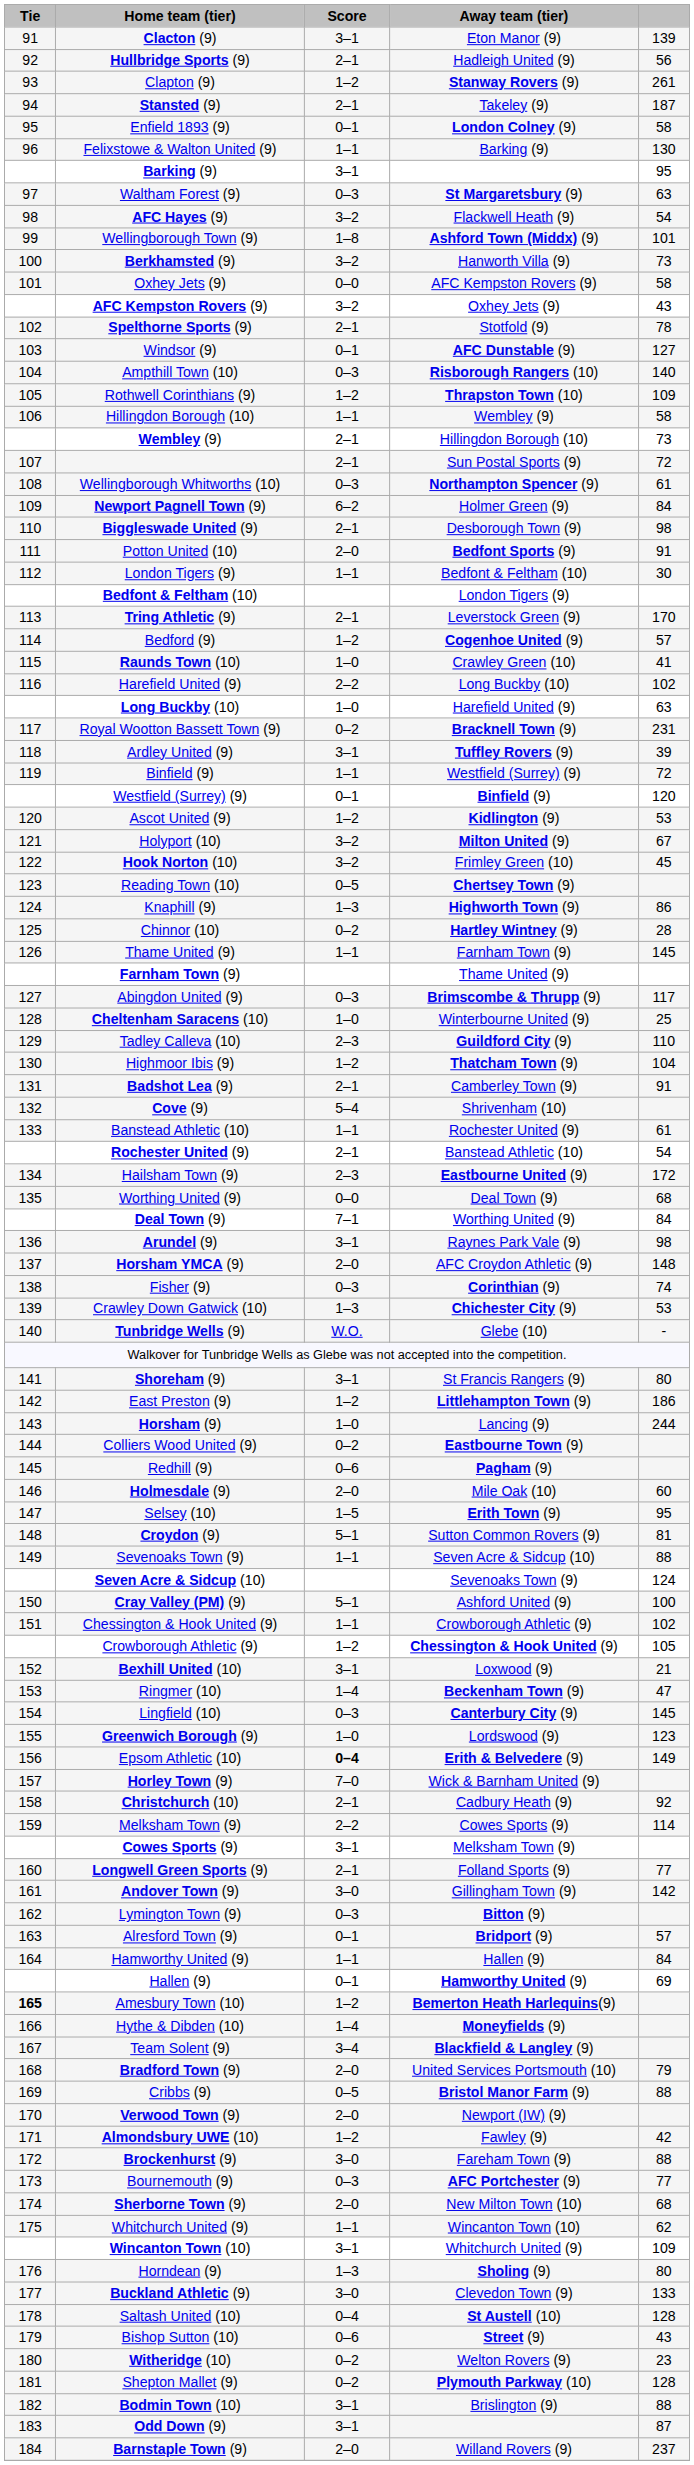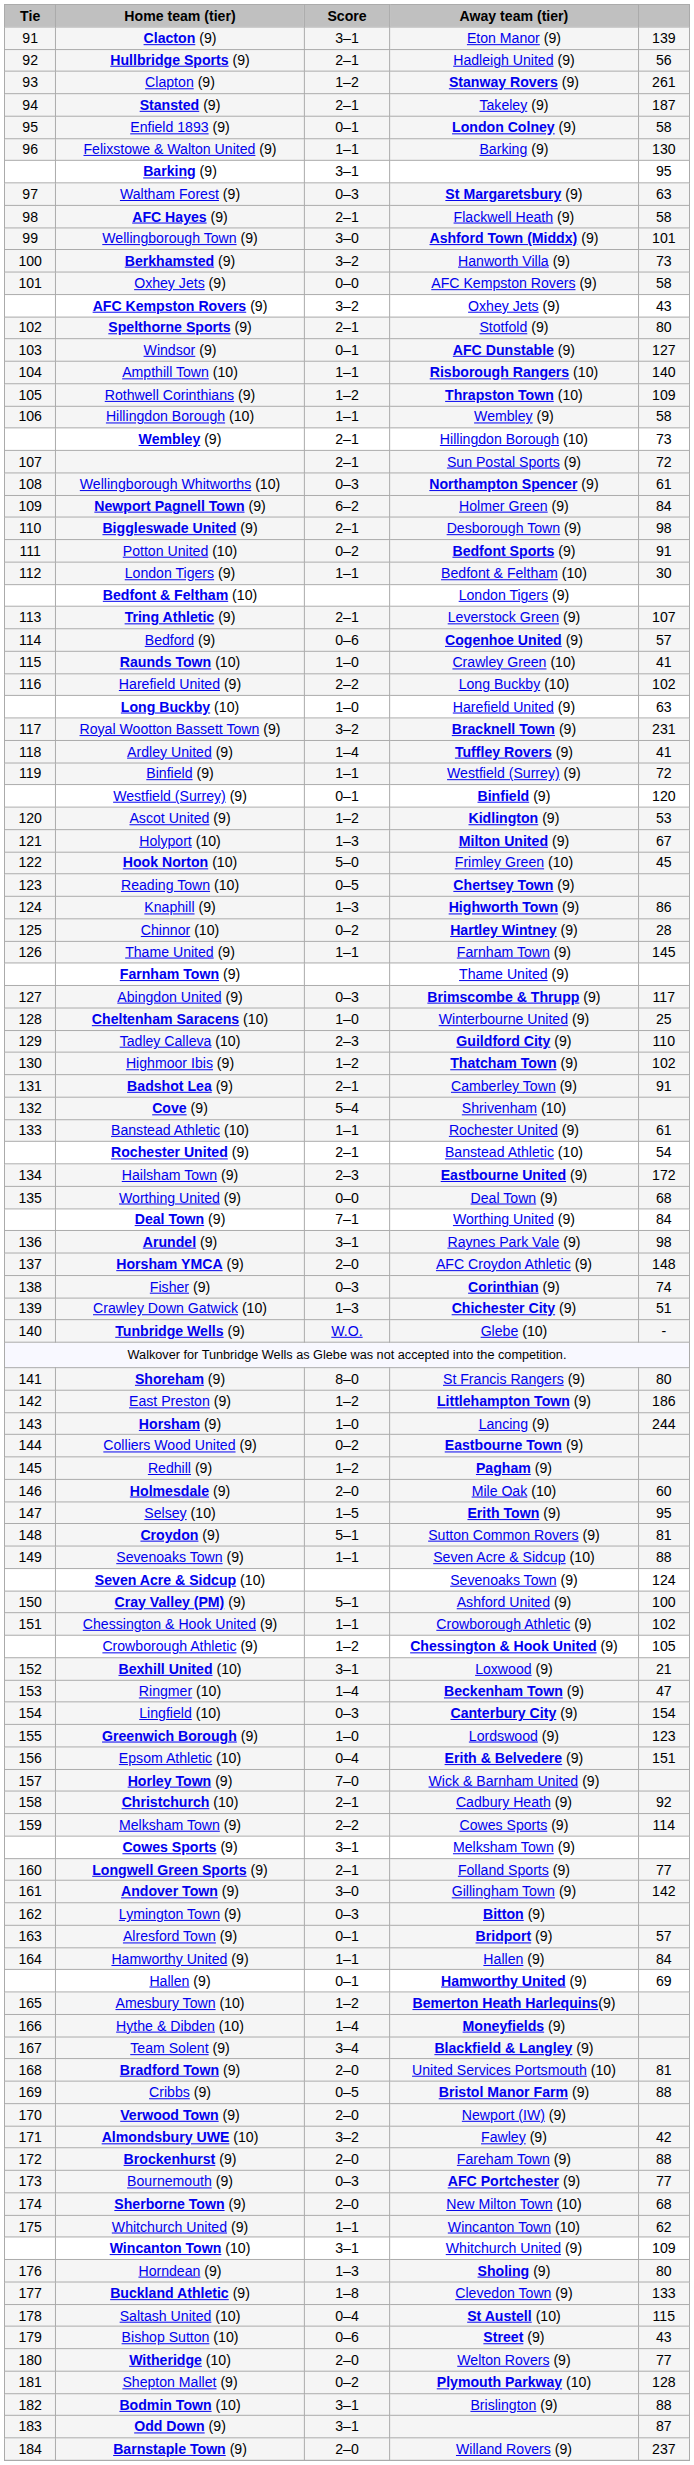(347, 217) 3–2 -> (347, 217) 2–1
(664, 217) 54 -> (664, 217) 58
(347, 239) 1–8 -> (347, 239) 3–0
(664, 328) 78 -> (664, 328) 80
(347, 373) 0–3 -> (347, 373) 1–1
(347, 551) 2–0 -> (347, 551) 0–2
(664, 618) 170 -> (664, 618) 107
(347, 640) 1–2 -> (347, 640) 0–6
(347, 729) 0–2 -> (347, 729) 3–2
(347, 752) 3–1 -> (347, 752) 1–4
(664, 752) 39 -> (664, 752) 41
(347, 841) 3–2 -> (347, 841) 1–3
(347, 863) 3–2 -> (347, 863) 5–0
(664, 1064) 104 -> (664, 1064) 102
(664, 1309) 53 -> (664, 1309) 51
(347, 1379) 3–1 -> (347, 1379) 8–0
(347, 1469) 0–6 -> (347, 1469) 1–2
(664, 1714) 145 -> (664, 1714) 154
(347, 1758) bold -> (347, 1758) normal
(664, 1758) 149 -> (664, 1758) 151
(30, 2004) bold -> (30, 2004) normal
(664, 2071) 79 -> (664, 2071) 81
(347, 2137) 1–2 -> (347, 2137) 3–2
(347, 2160) 3–0 -> (347, 2160) 2–0
(347, 2293) 3–0 -> (347, 2293) 1–8
(664, 2316) 128 -> (664, 2316) 115
(347, 2360) 0–2 -> (347, 2360) 2–0
(664, 2360) 23 -> (664, 2360) 77
